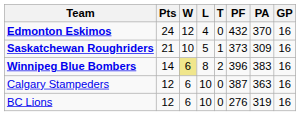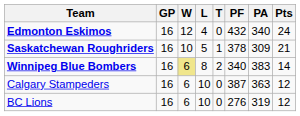columns swapped: (285, 13) <-> (168, 13)
(262, 31) 370 -> (261, 31) 340
(238, 48) 373 -> (237, 48) 378
(238, 66) 396 -> (237, 66) 340
